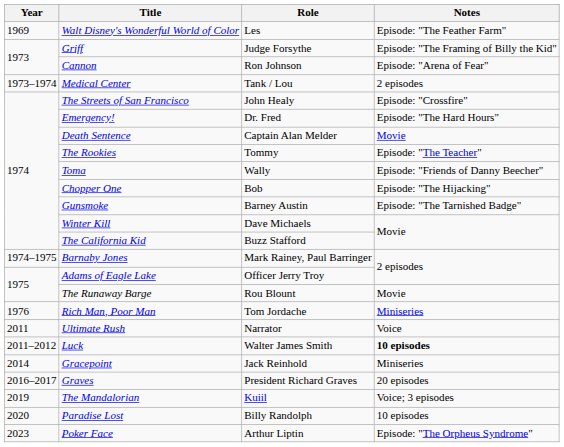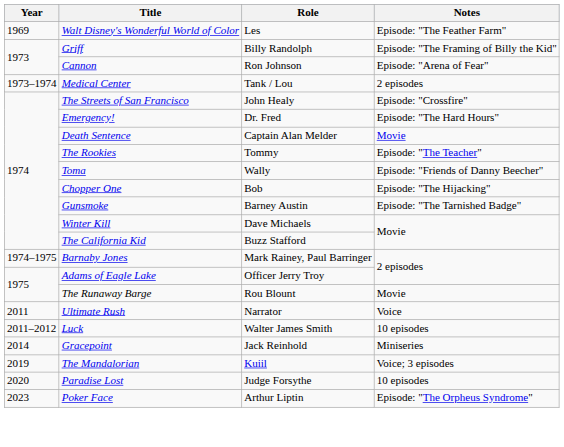(278, 48) Judge Forsythe -> (278, 48) Billy Randolph
- row: (109, 310)
(403, 345) bold -> (403, 328) normal
- row: (78, 380)
(278, 415) Billy Randolph -> (278, 380) Judge Forsythe
